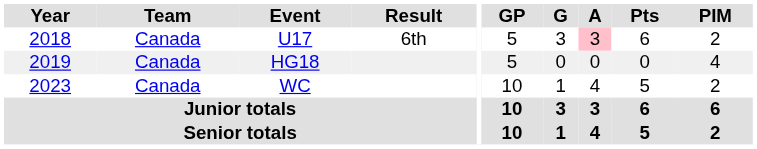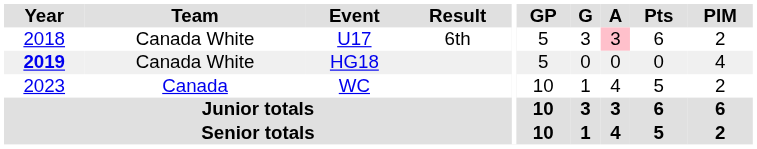(168, 39) Canada -> (195, 39) Canada White
(50, 62) normal -> (44, 62) bold
(168, 62) Canada -> (195, 62) Canada White
